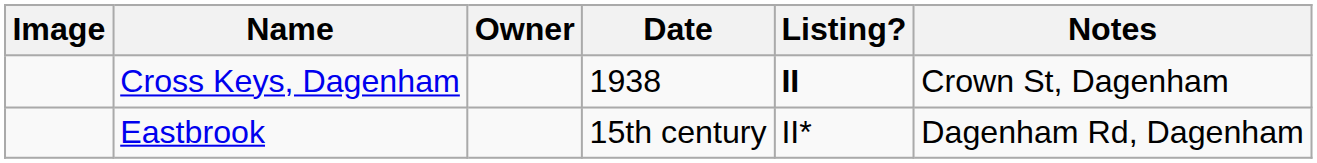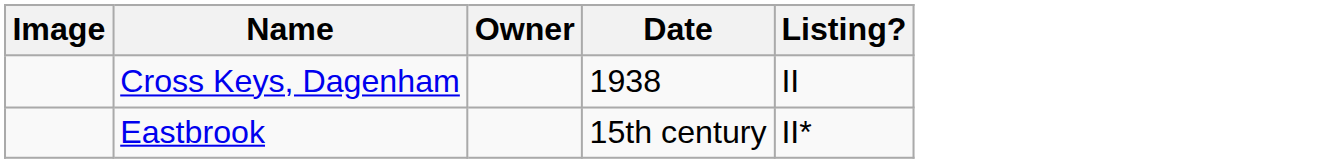- column: (1113, 30)
(790, 81) bold -> (790, 81) normal
